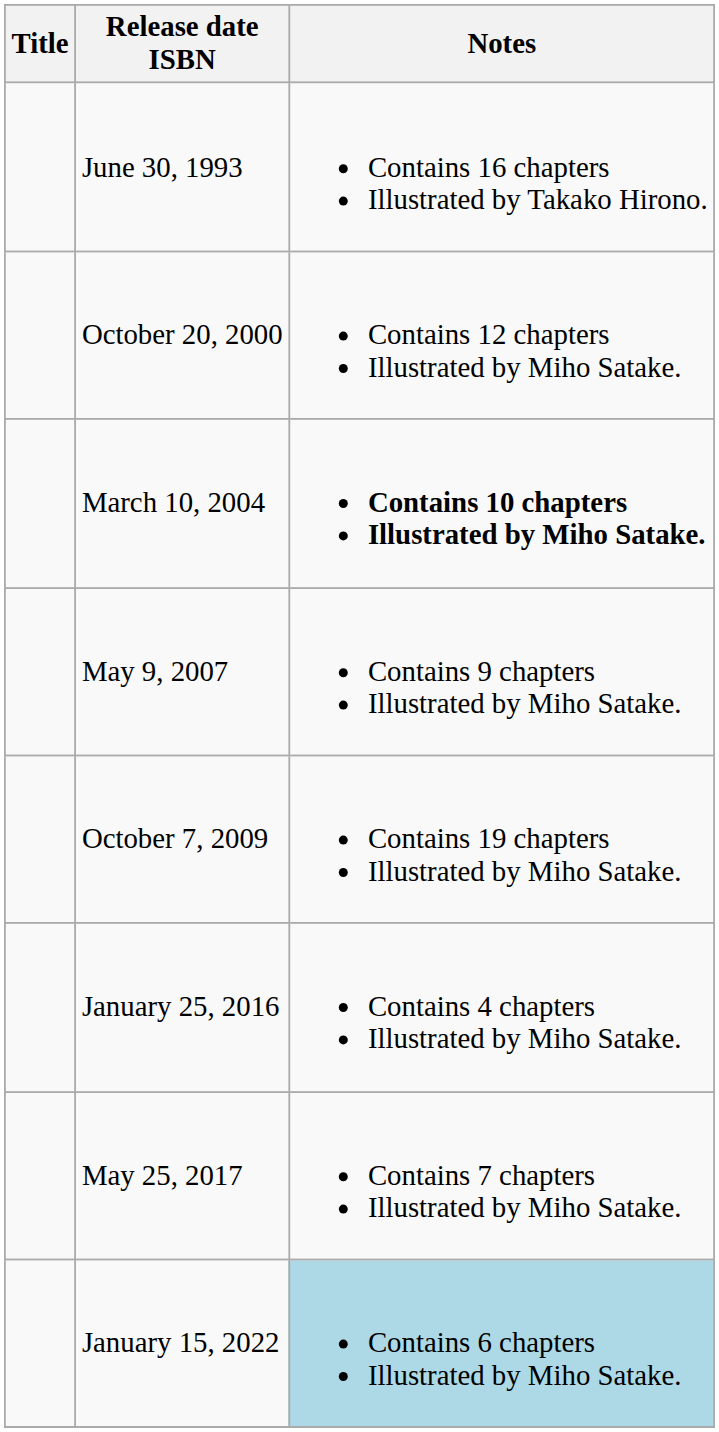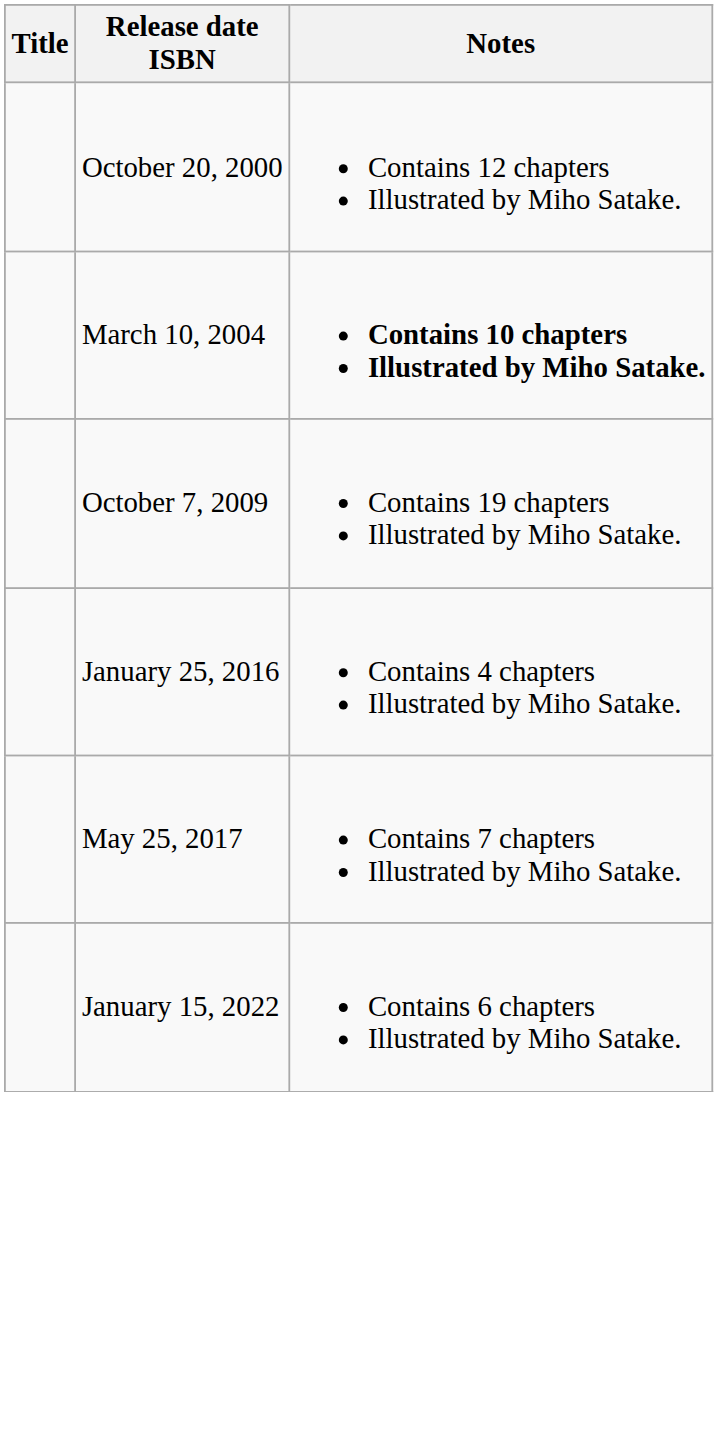- row: (162, 166)
- row: (155, 670)
(502, 1360) lightblue background -> (501, 1024) no background
